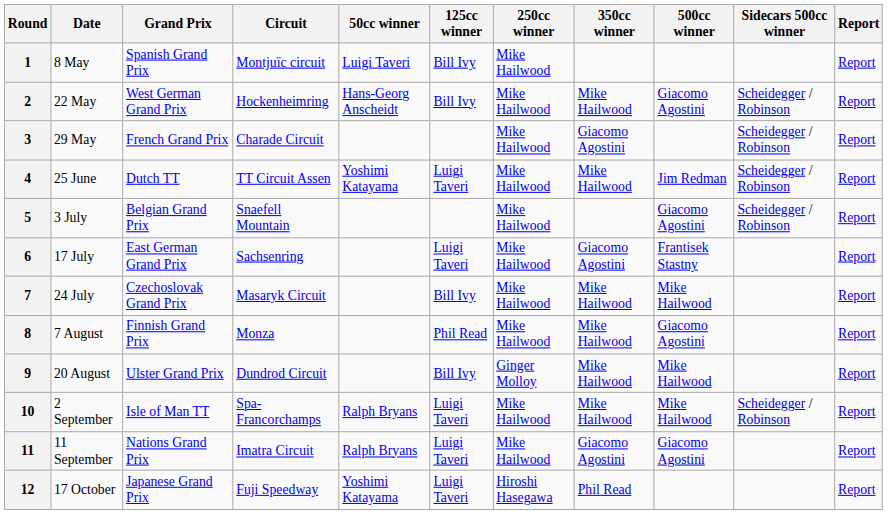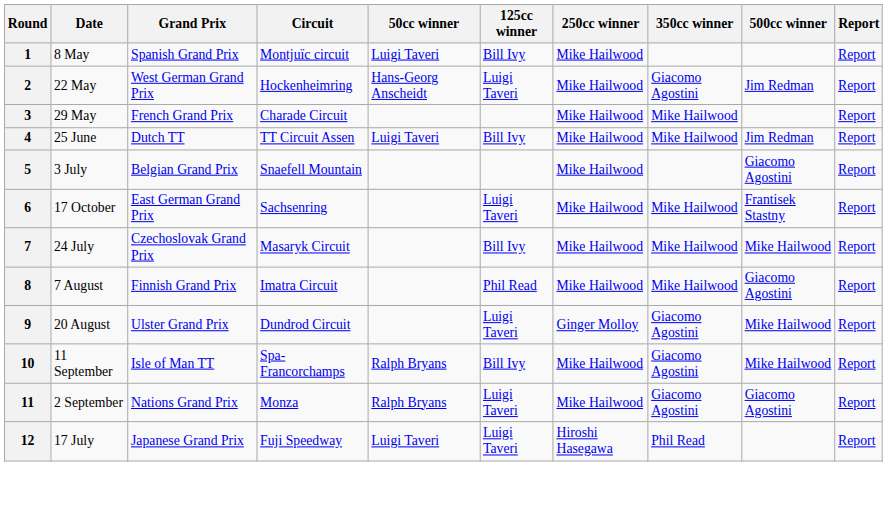- column: (784, 23)
(455, 101) Bill Ivy -> (500, 84) Luigi Taveri
(605, 101) Mike Hailwood -> (676, 84) Giacomo Agostini
(683, 101) Giacomo Agostini -> (779, 84) Jim Redman
(603, 139) Giacomo Agostini -> (694, 115) Mike Hailwood
(370, 178) Yoshimi Katayama -> (405, 138) Luigi Taveri
(451, 178) Luigi Taveri -> (504, 138) Bill Ivy
(74, 256) 17 July -> (85, 207) 17 October
(603, 256) Giacomo Agostini -> (694, 207) Mike Hailwood
(255, 334) Monza -> (299, 285) Imatra Circuit
(455, 372) Bill Ivy -> (500, 324) Luigi Taveri
(605, 372) Mike Hailwood -> (676, 324) Giacomo Agostini
(83, 411) 2 September -> (83, 363) 11 September
(451, 411) Luigi Taveri -> (504, 363) Bill Ivy
(605, 411) Mike Hailwood -> (676, 363) Giacomo Agostini
(83, 450) 11 September -> (88, 402) 2 September
(275, 450) Imatra Circuit -> (279, 402) Monza
(85, 489) 17 October -> (74, 440) 17 July
(370, 489) Yoshimi Katayama -> (405, 440) Luigi Taveri
